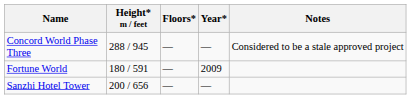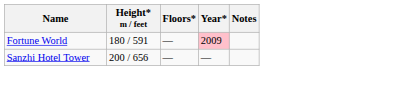- row: (52, 46)
(211, 69) no background -> (211, 40) pink background
